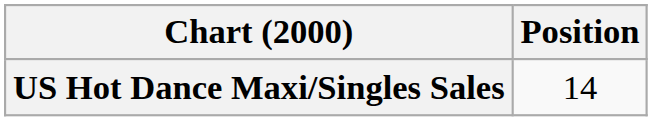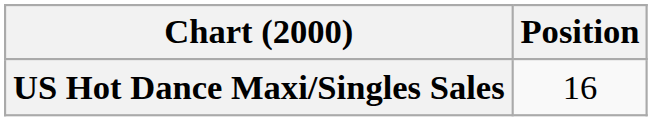(580, 86) 14 -> (580, 86) 16
